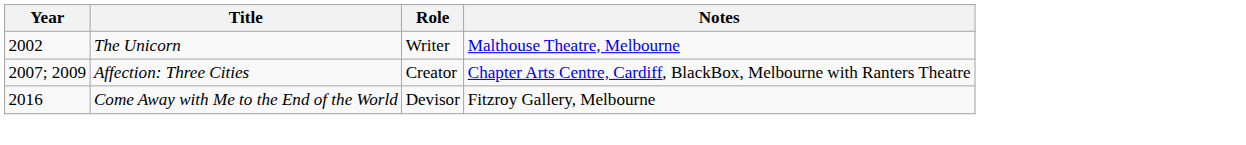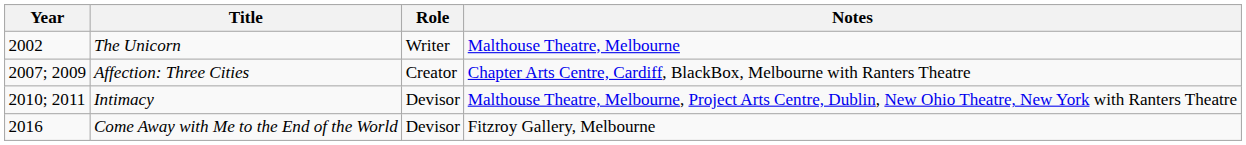+ row: (124, 99)
